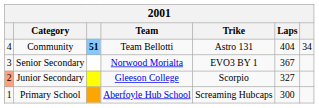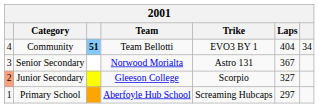(234, 46) Astro 131 -> (234, 46) EVO3 BY 1
(234, 62) EVO3 BY 1 -> (234, 62) Astro 131
(287, 94) 300 -> (287, 94) 297
